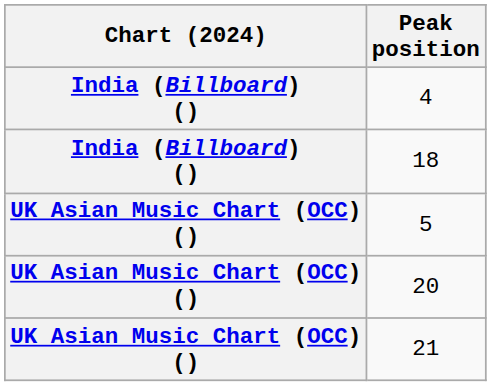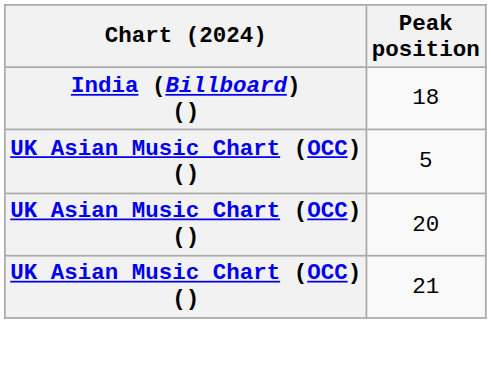- row: (426, 99)
